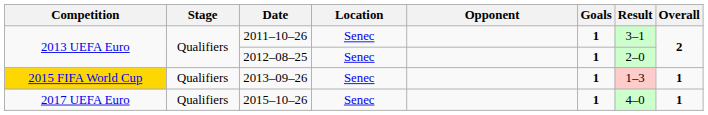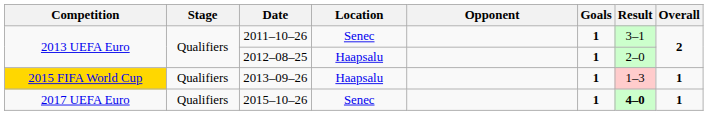(359, 57) Senec -> (359, 57) Haapsalu
(359, 78) Senec -> (359, 78) Haapsalu
(635, 100) normal -> (635, 100) bold
